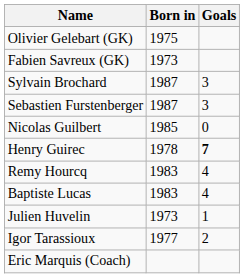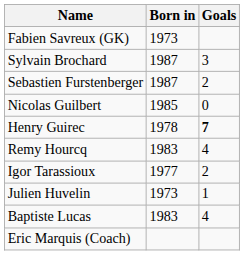- row: (70, 37)
(205, 104) 3 -> (205, 82) 2
rows swapped: (51, 238) <-> (49, 194)
